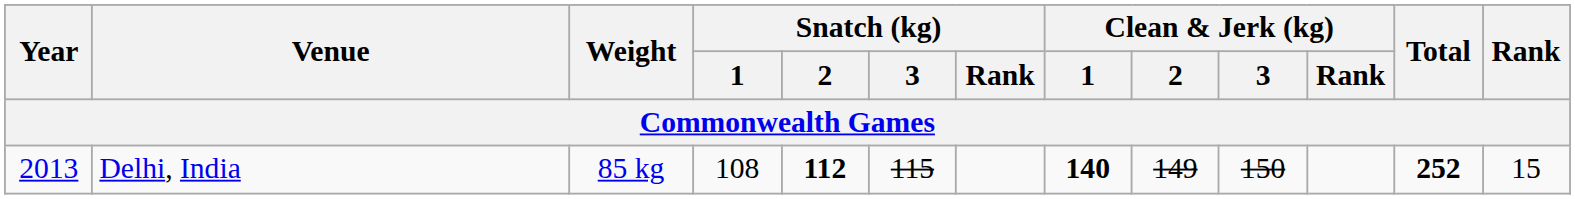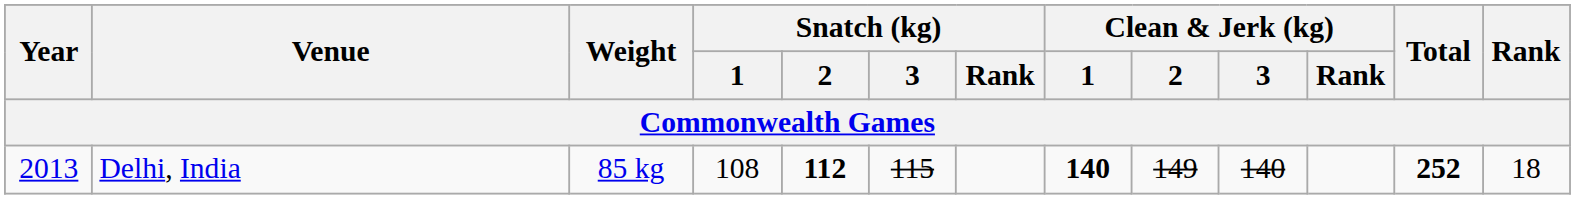(1263, 168) 150 -> (1263, 168) 140
(1526, 168) 15 -> (1526, 168) 18
